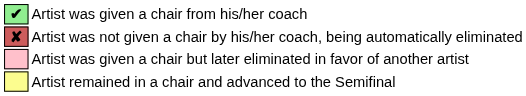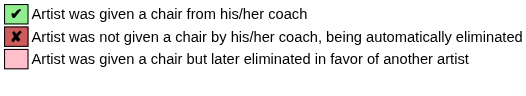- row: (214, 82)
